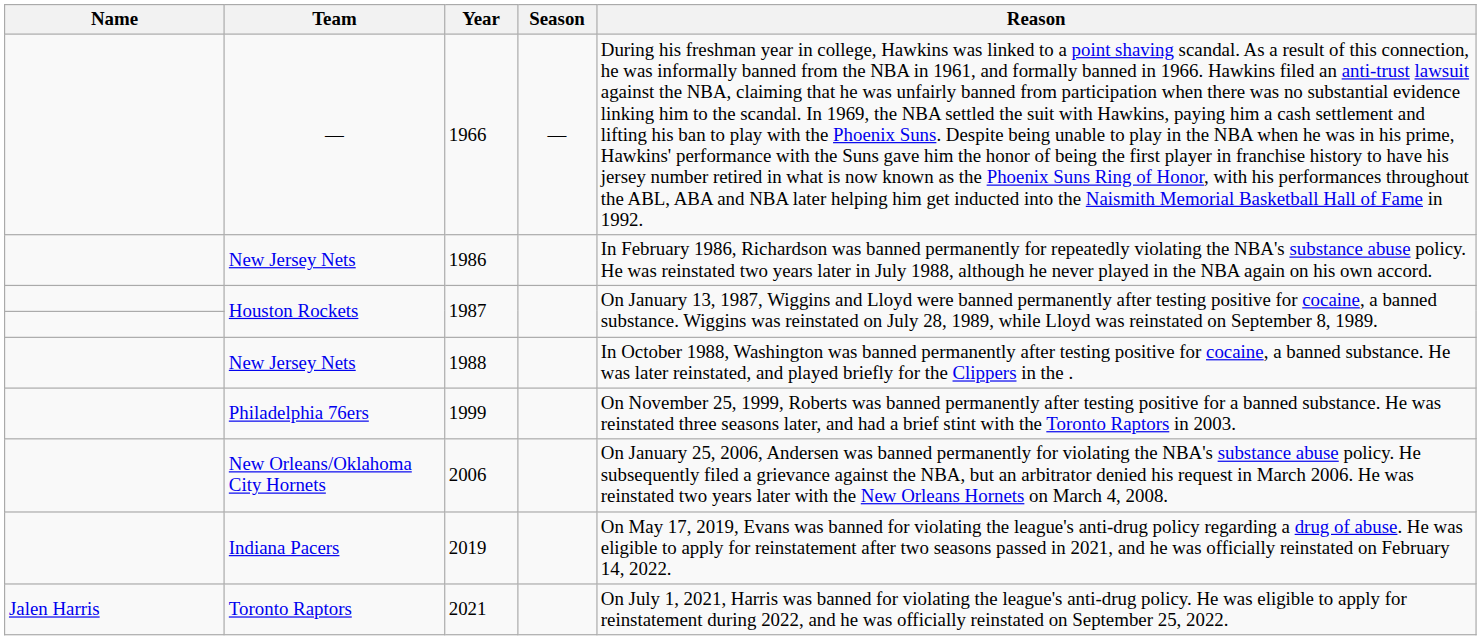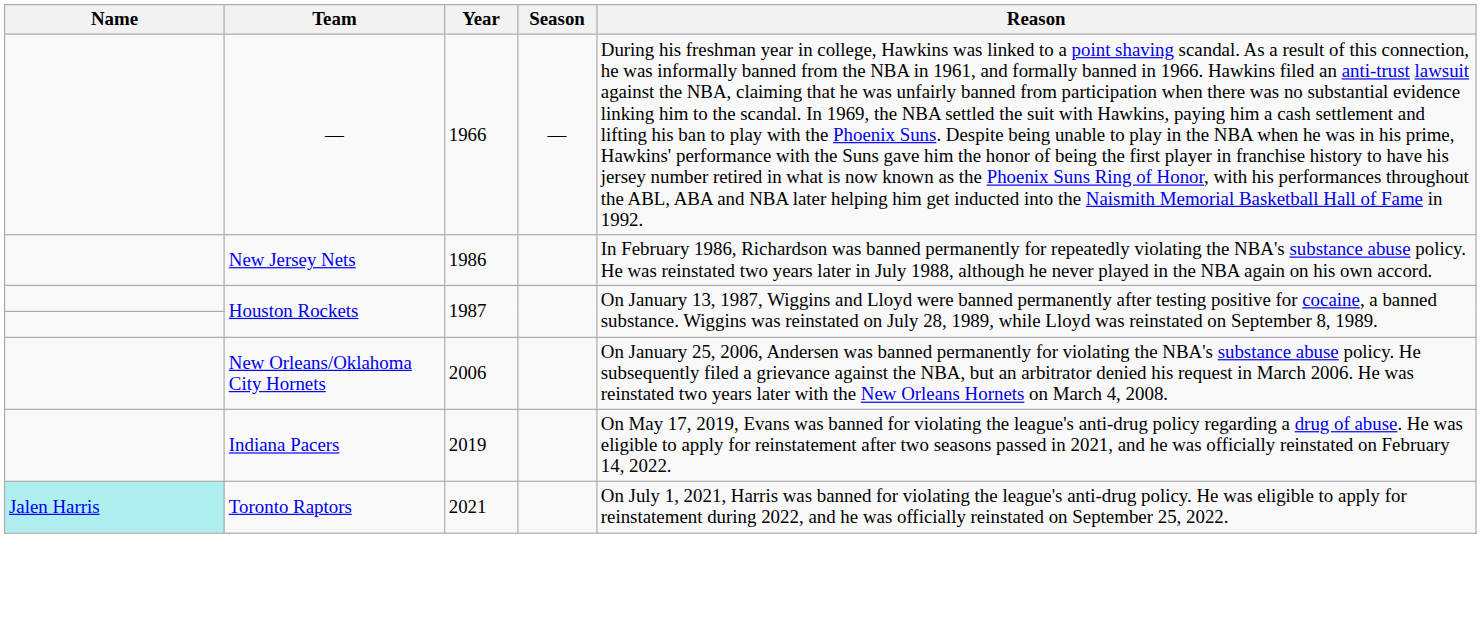- row: (292, 362)
- row: (299, 413)
(54, 609) no background -> (54, 507) paleturquoise background
